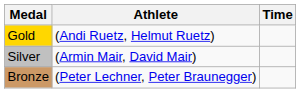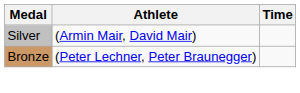- row: (21, 35)
